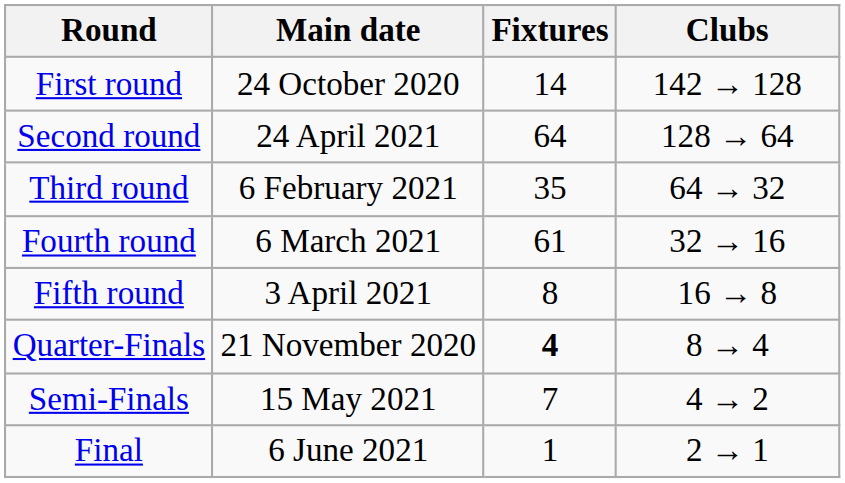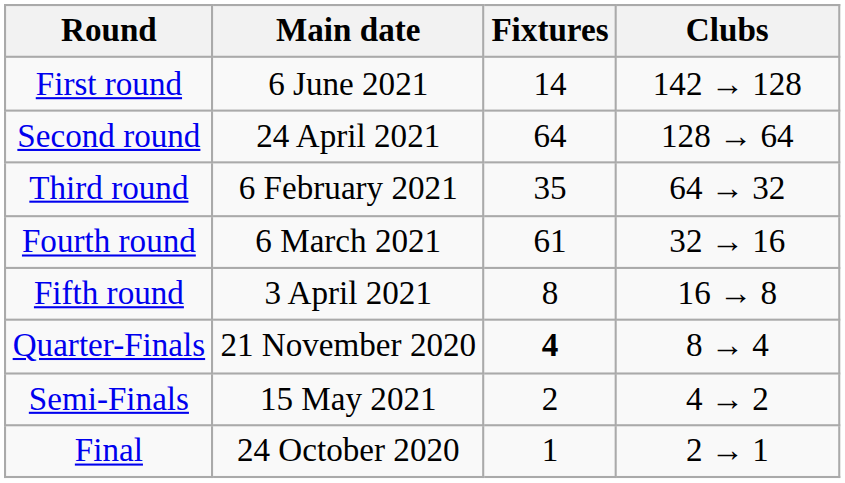(348, 83) 24 October 2020 -> (348, 83) 6 June 2021
(550, 398) 7 -> (550, 398) 2
(348, 450) 6 June 2021 -> (348, 450) 24 October 2020
